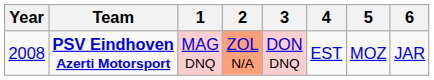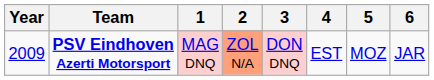(27, 53) 2008 -> (27, 53) 2009
